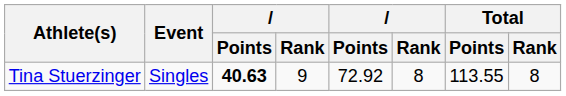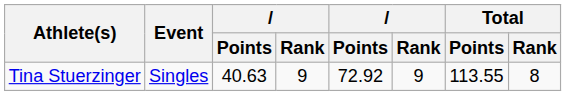(244, 76) bold -> (244, 76) normal
(418, 76) 8 -> (418, 76) 9
